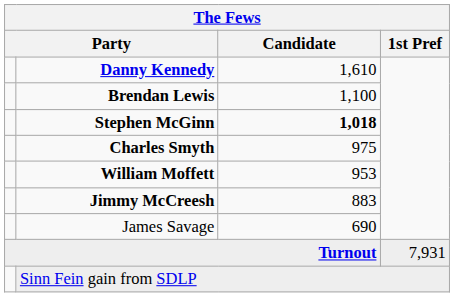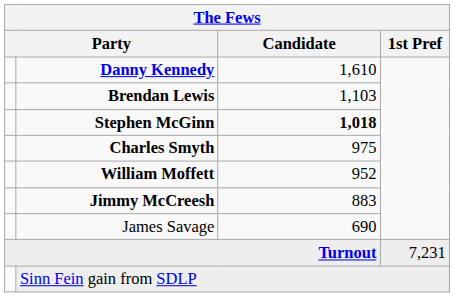(358, 95) 1,100 -> (358, 95) 1,103
(364, 174) 953 -> (364, 174) 952
(427, 252) 7,931 -> (427, 252) 7,231
